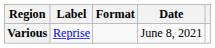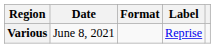columns swapped: (171, 14) <-> (71, 14)
